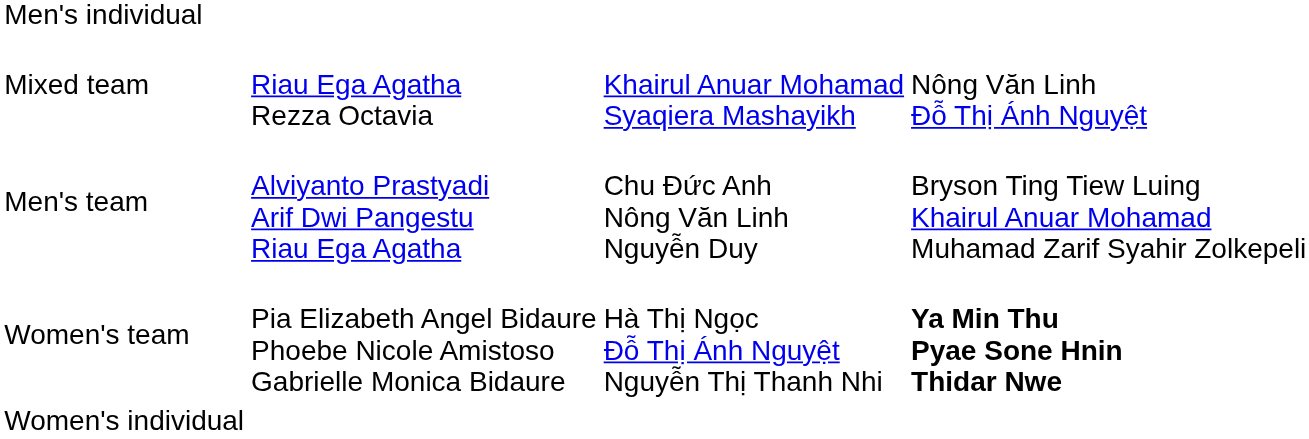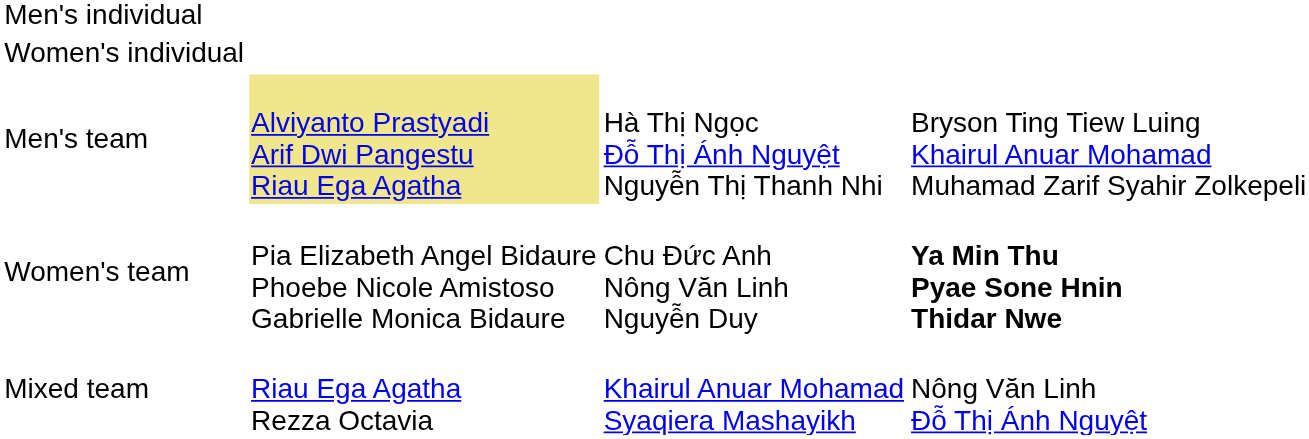rows swapped: (124, 420) <-> (77, 84)
(370, 217) no background -> (370, 154) khaki background
(696, 217) Chu Đức Anh Nông Văn Linh Nguyễn Duy -> (743, 154) Hà Thị Ngọc Đỗ Thị Ánh Nguyệt Nguyễn Thị Thanh Nhi
(743, 350) Hà Thị Ngọc Đỗ Thị Ánh Nguyệt Nguyễn Thị Thanh Nhi -> (696, 287) Chu Đức Anh Nông Văn Linh Nguyễn Duy
